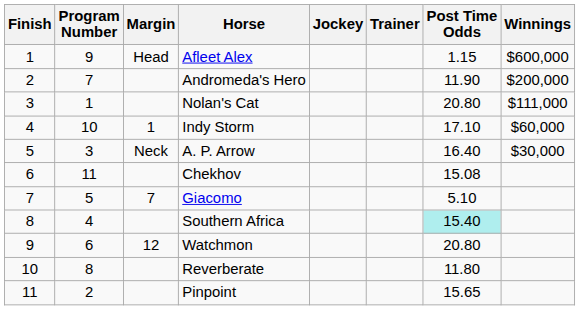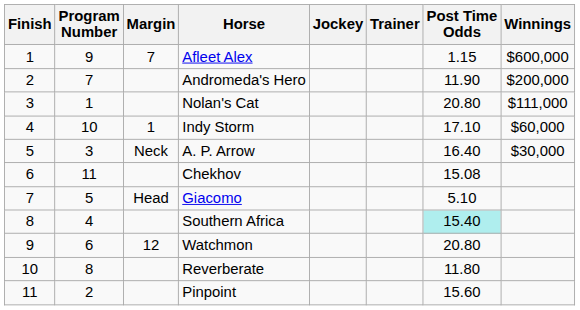(151, 56) Head -> (151, 56) 7
(151, 198) 7 -> (151, 198) Head
(462, 292) 15.65 -> (462, 292) 15.60
